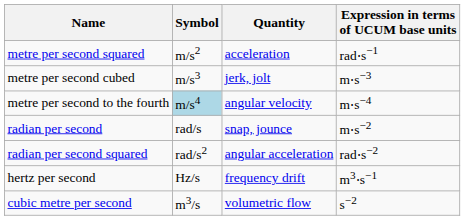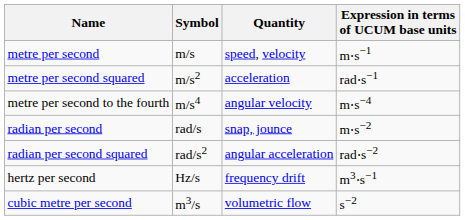+ row: (53, 53)
- row: (71, 78)
(188, 103) lightblue background -> (188, 103) no background
